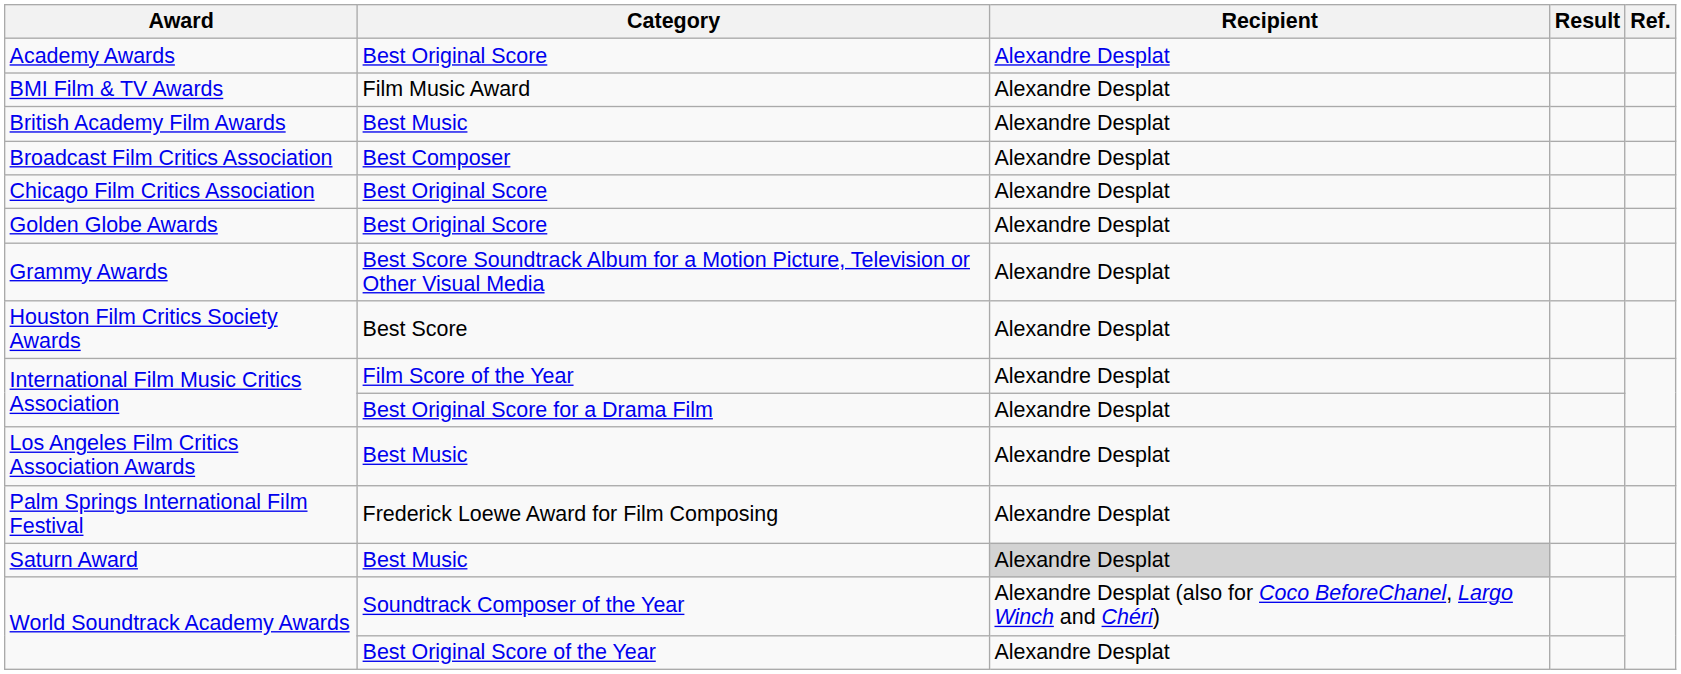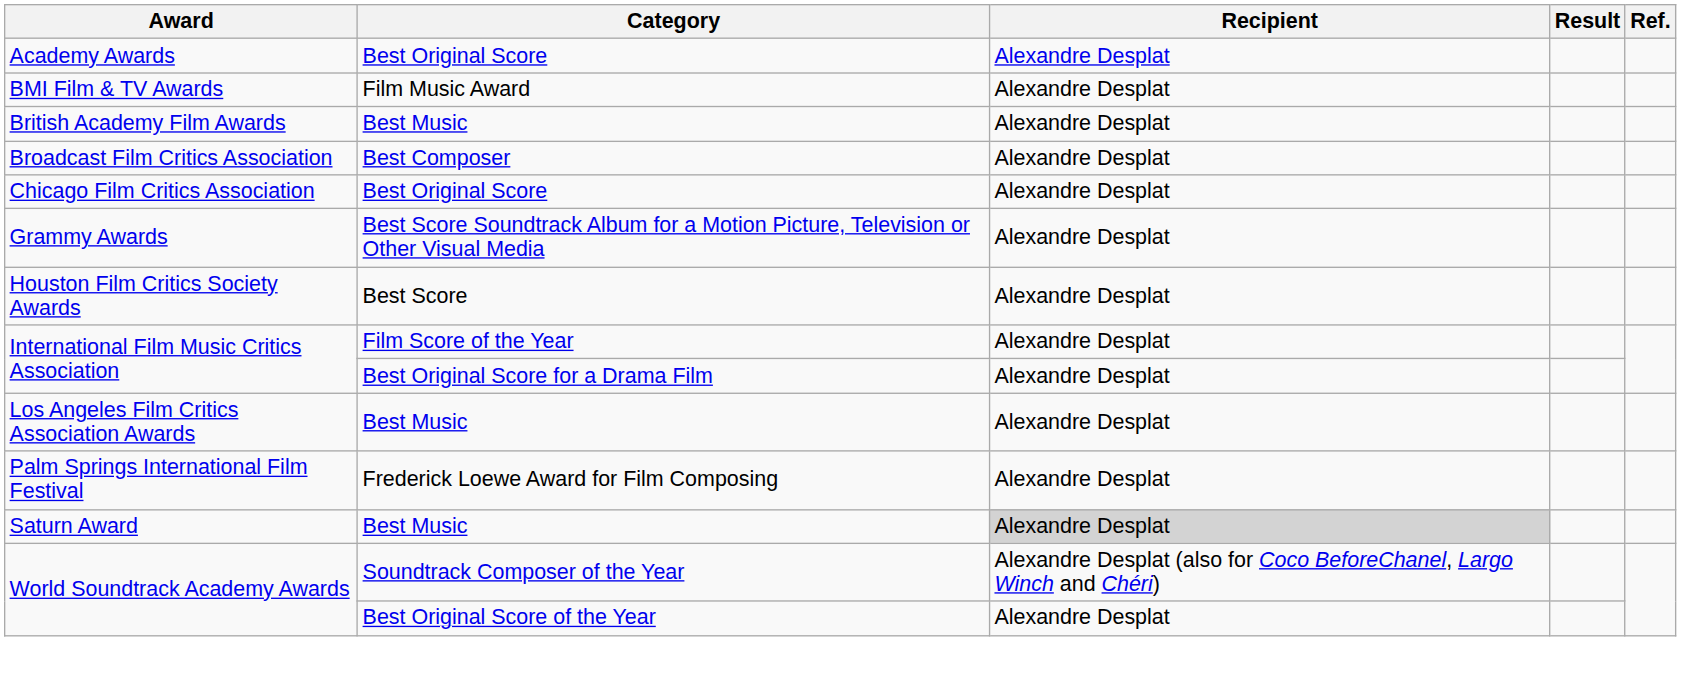- row: (114, 225)
